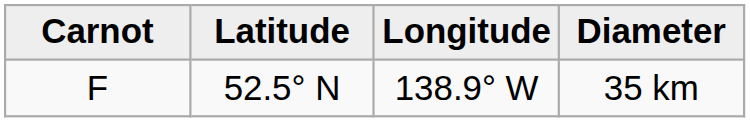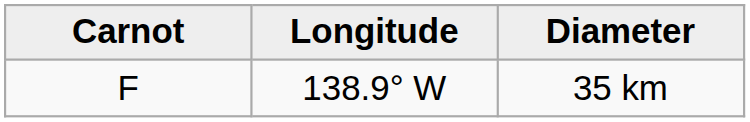- column: (282, 32)
